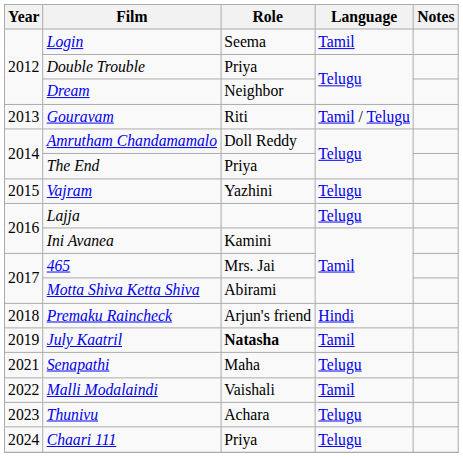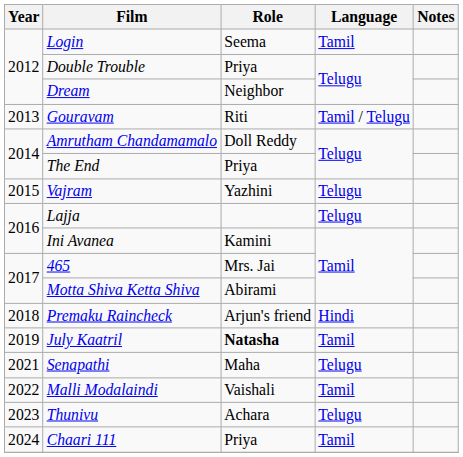(340, 439) Telugu -> (336, 439) Tamil
